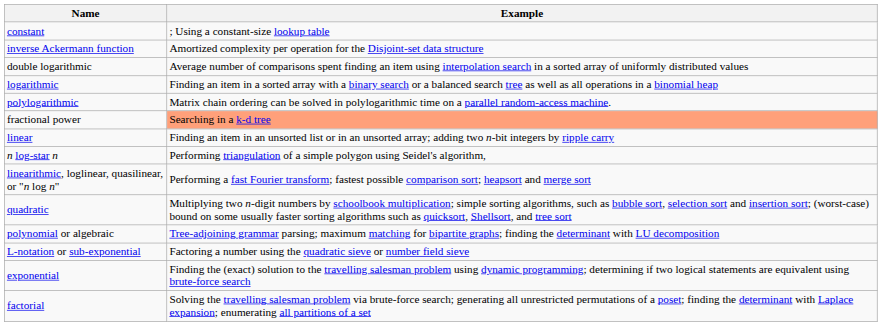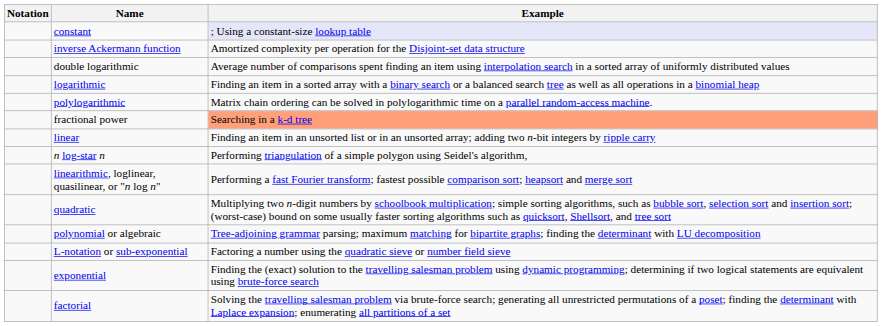+ column: (28, 13)
(249, 31) no background -> (291, 31) lavender background
